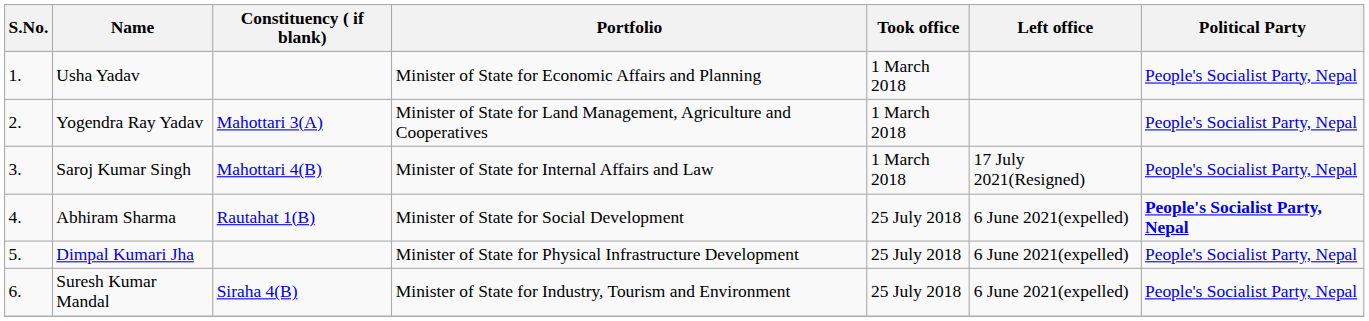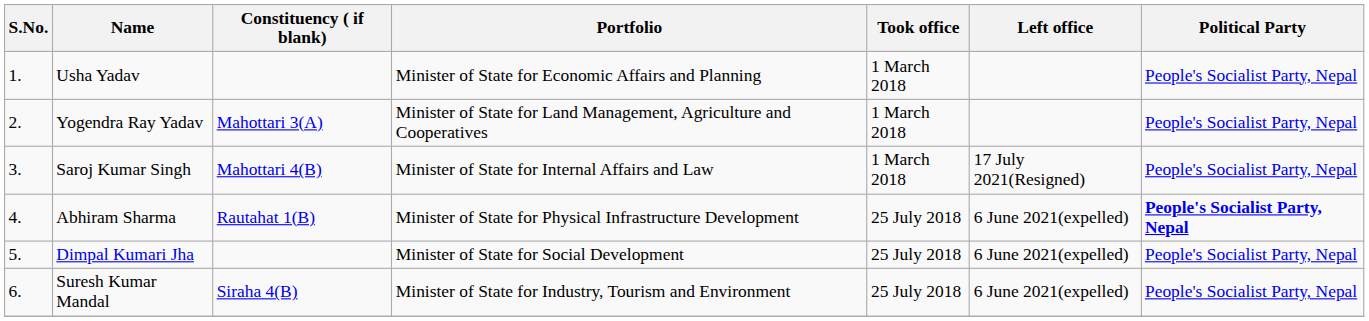(540, 217) Minister of State for Social Development -> (597, 217) Minister of State for Physical Infrastructure Development
(597, 254) Minister of State for Physical Infrastructure Development -> (540, 254) Minister of State for Social Development
